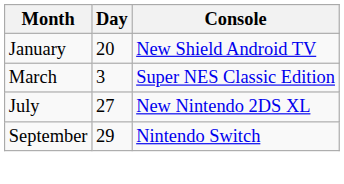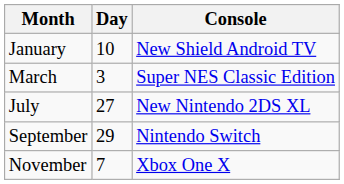(105, 48) 20 -> (105, 48) 10
+ row: (48, 164)
